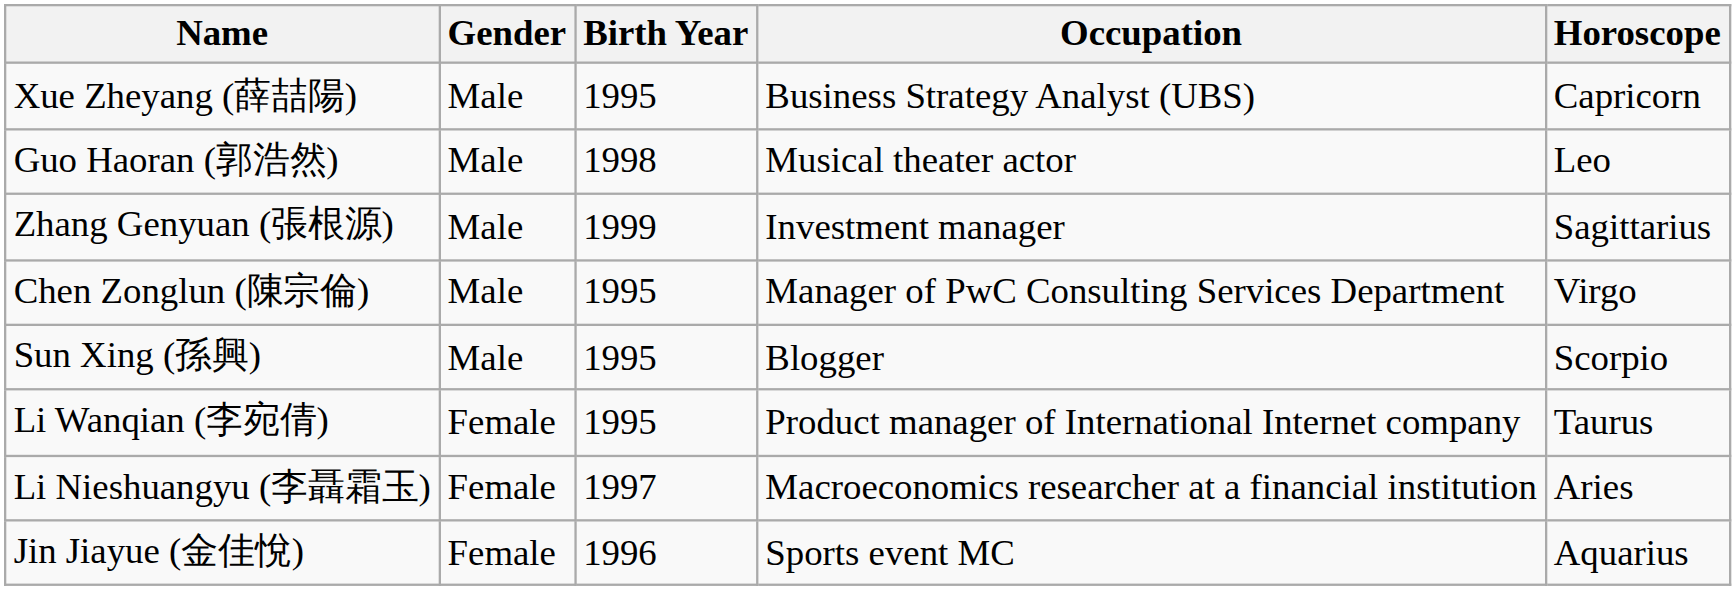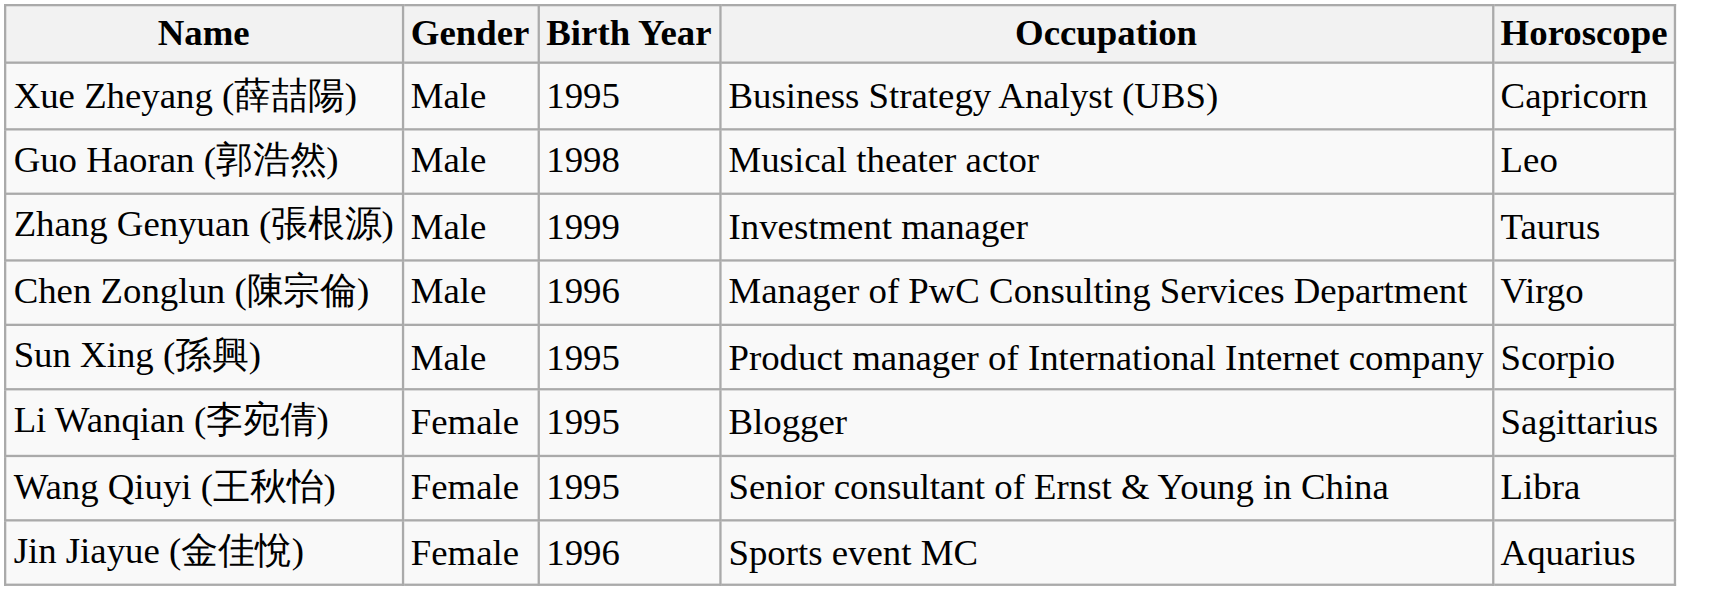(1632, 226) Sagittarius -> (1550, 226) Taurus
(620, 291) 1995 -> (583, 291) 1996
(825, 356) Blogger -> (1106, 356) Product manager of International Internet company
(1143, 421) Product manager of International Internet company -> (788, 421) Blogger
(1604, 421) Taurus -> (1579, 421) Sagittarius
+ row: (175, 485)
- row: (222, 485)
